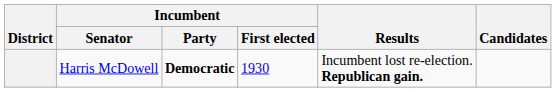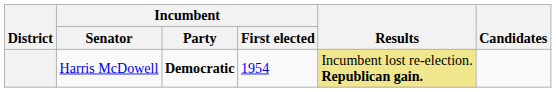(255, 68) 1930 -> (255, 68) 1954
(397, 68) no background -> (397, 68) khaki background
